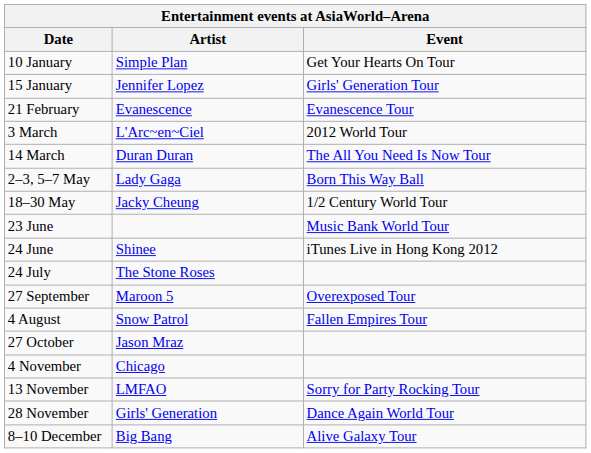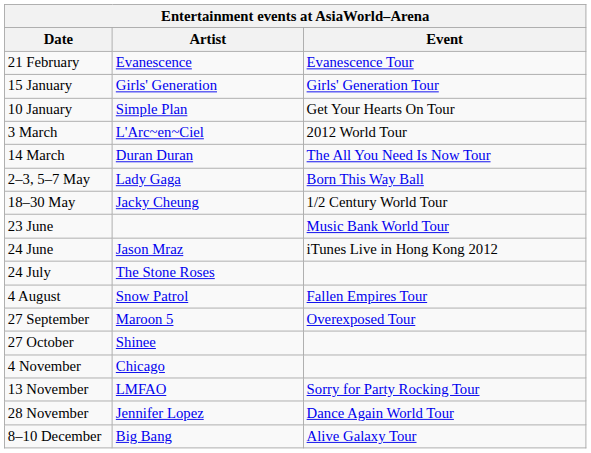rows swapped: (40, 62) <-> (44, 109)
(160, 86) Jennifer Lopez -> (166, 86) Girls' Generation
(136, 249) Shinee -> (150, 249) Jason Mraz
rows swapped: (34, 319) <-> (49, 296)
(150, 343) Jason Mraz -> (136, 343) Shinee
(166, 413) Girls' Generation -> (160, 413) Jennifer Lopez
